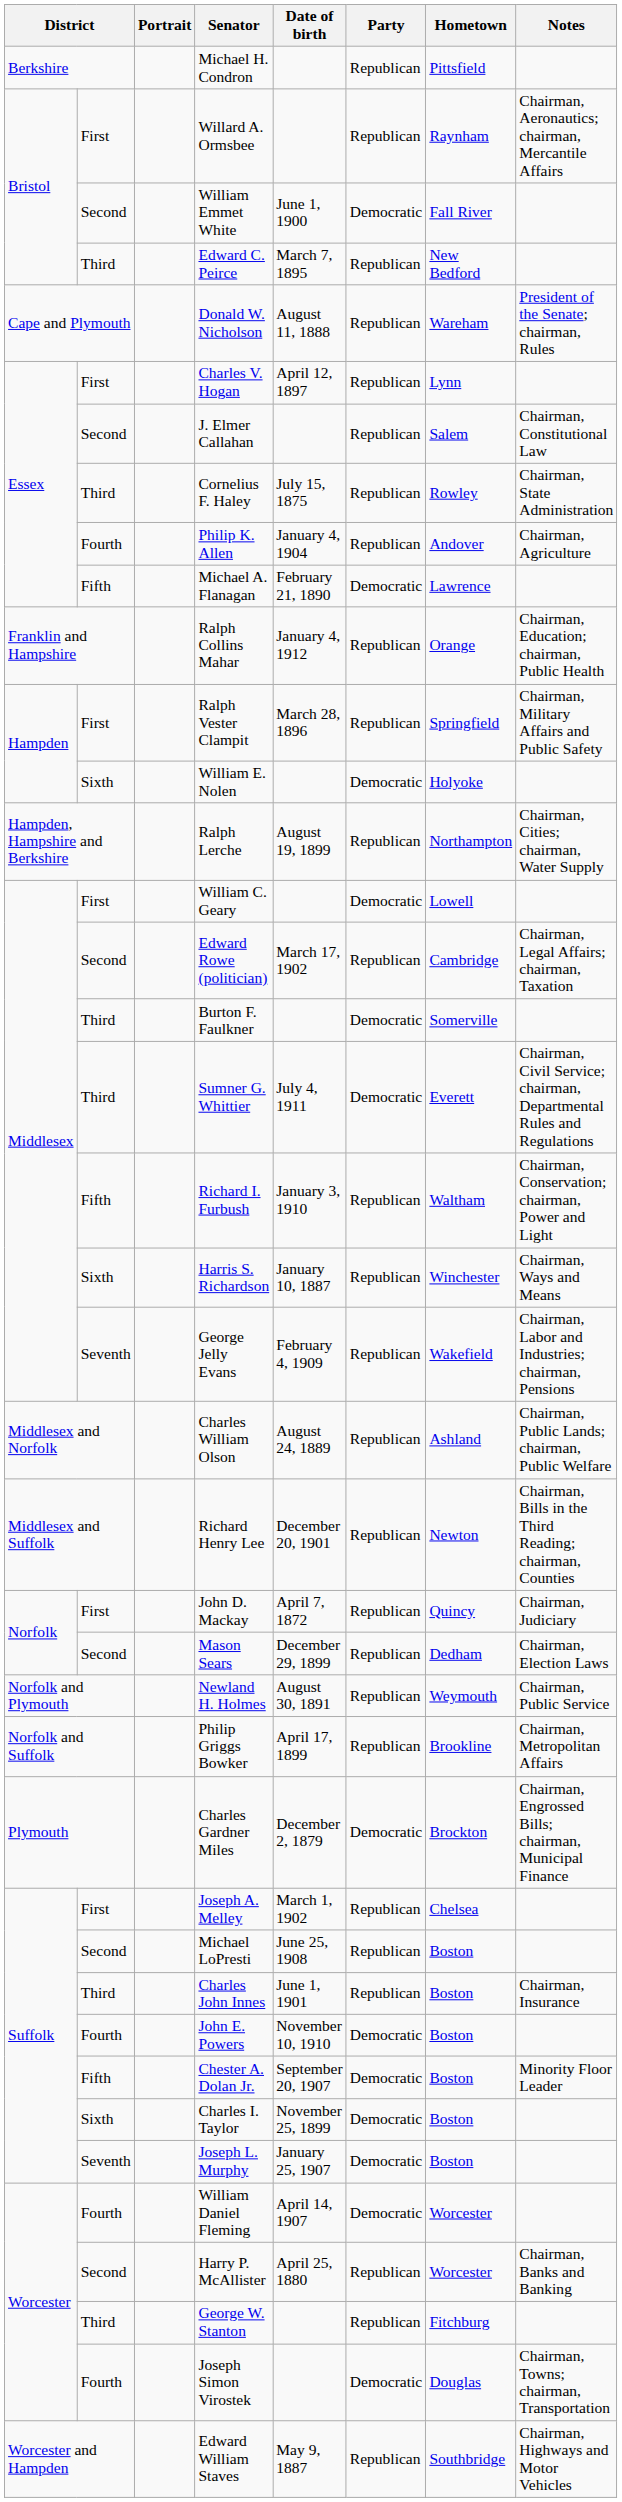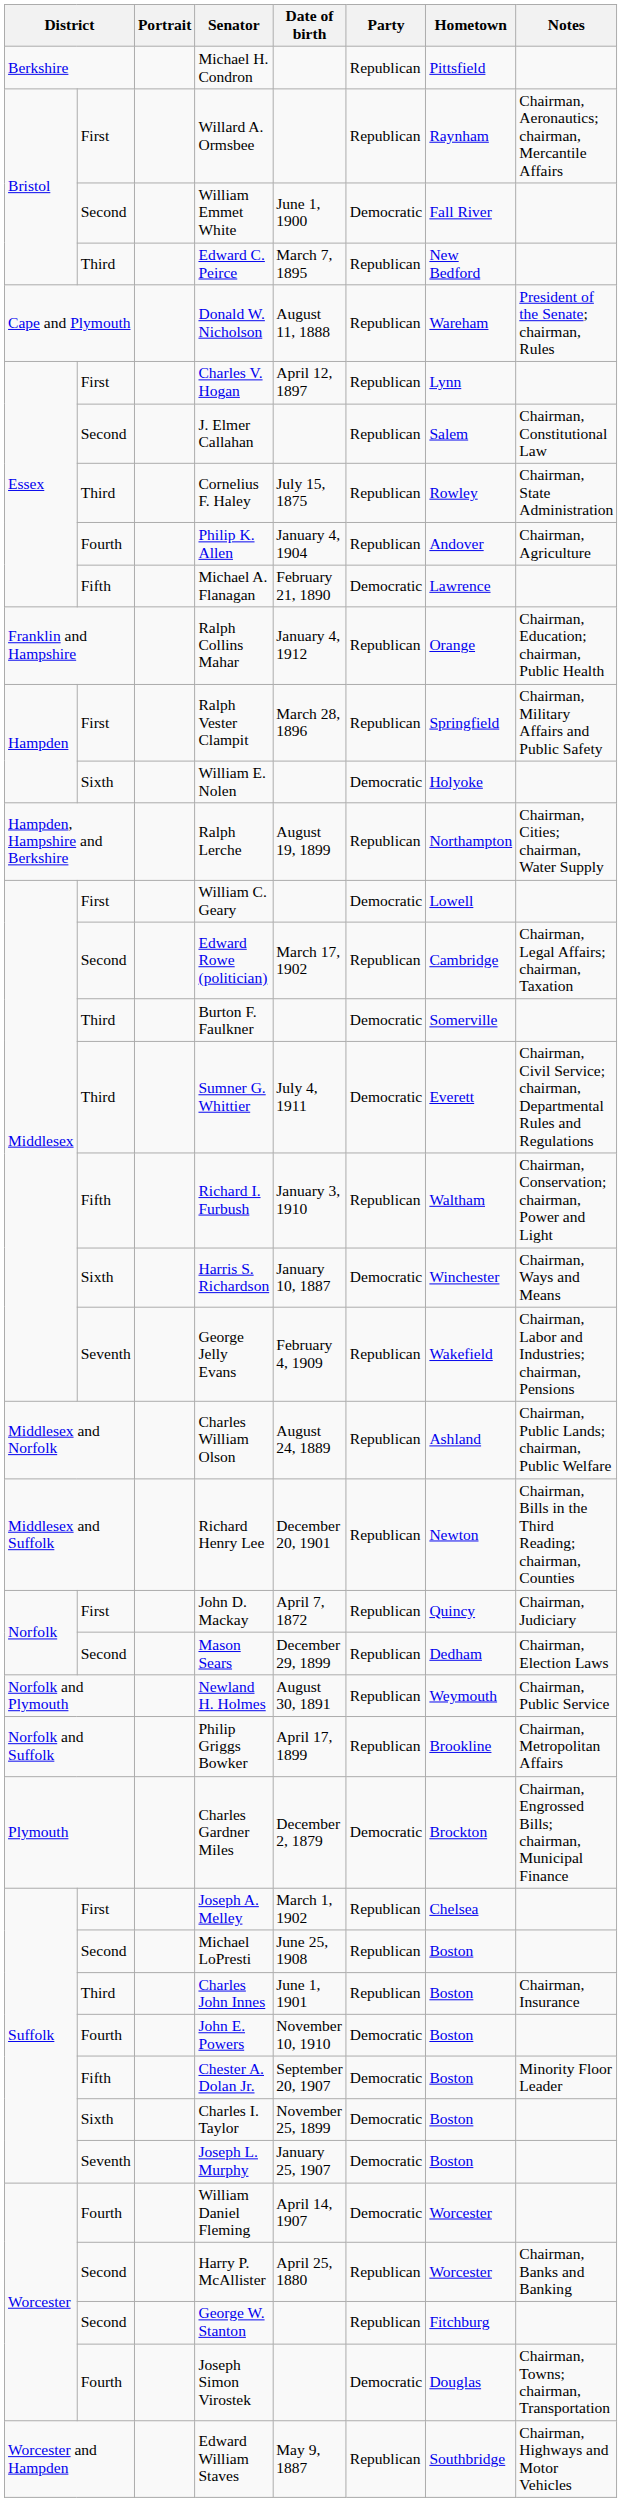(385, 1277) Republican -> (386, 1277) Democratic
(98, 2322) Third -> (104, 2322) Second
